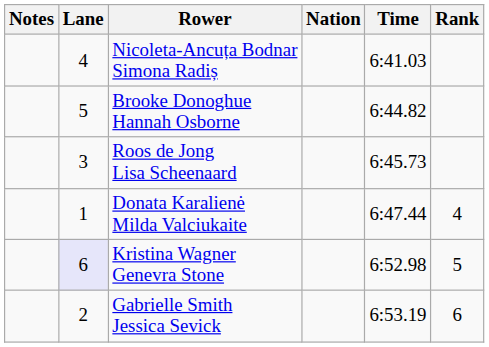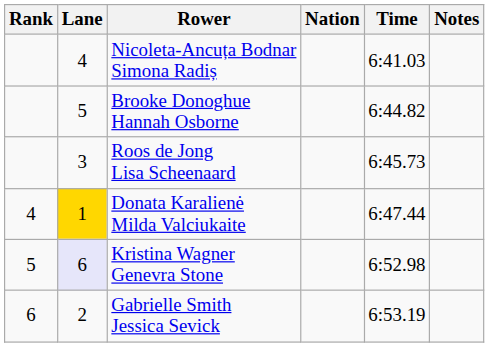columns swapped: (457, 19) <-> (31, 19)
(83, 213) no background -> (82, 213) gold background
